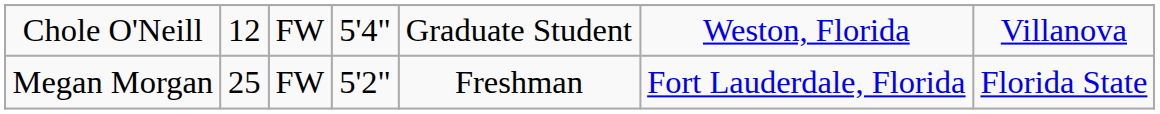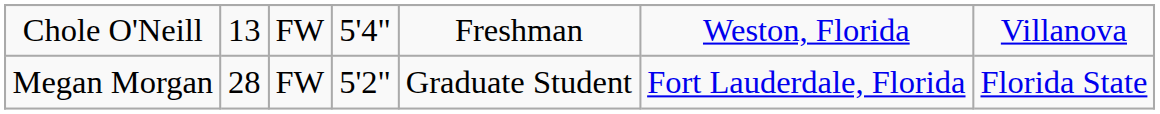(244, 30) 12 -> (244, 30) 13
(519, 30) Graduate Student -> (519, 30) Freshman
(244, 81) 25 -> (244, 81) 28
(519, 81) Freshman -> (519, 81) Graduate Student
